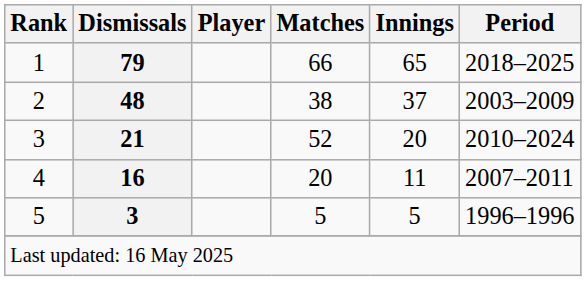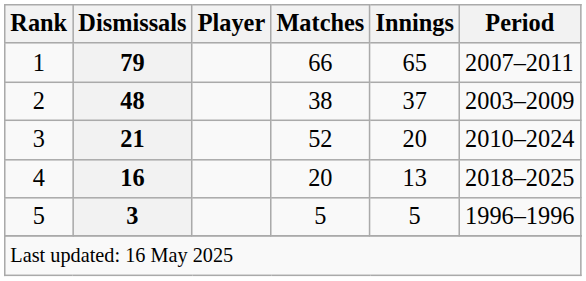(520, 62) 2018–2025 -> (519, 62) 2007–2011
(415, 178) 11 -> (415, 178) 13
(519, 178) 2007–2011 -> (520, 178) 2018–2025
